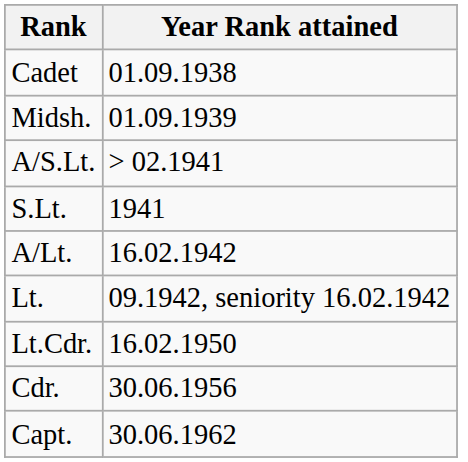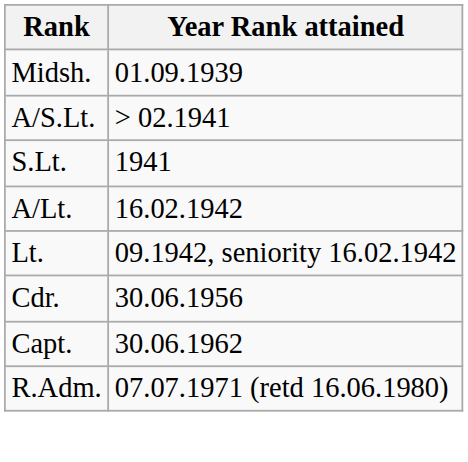- row: (45, 72)
- row: (52, 343)
+ row: (57, 388)
